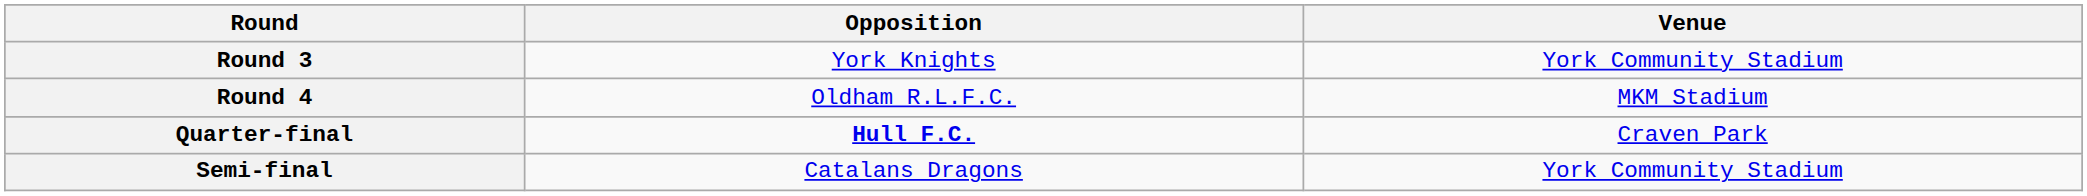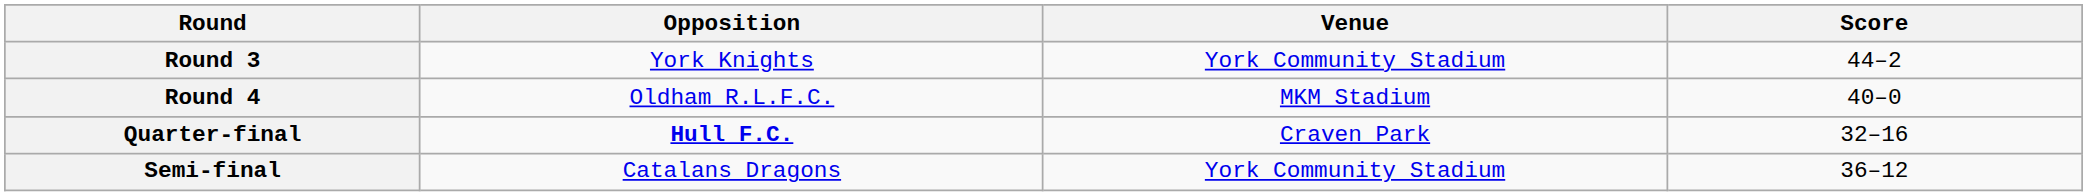+ column: (1874, 23)
